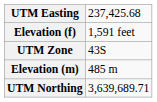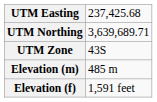rows swapped: (45, 87) <-> (45, 32)
